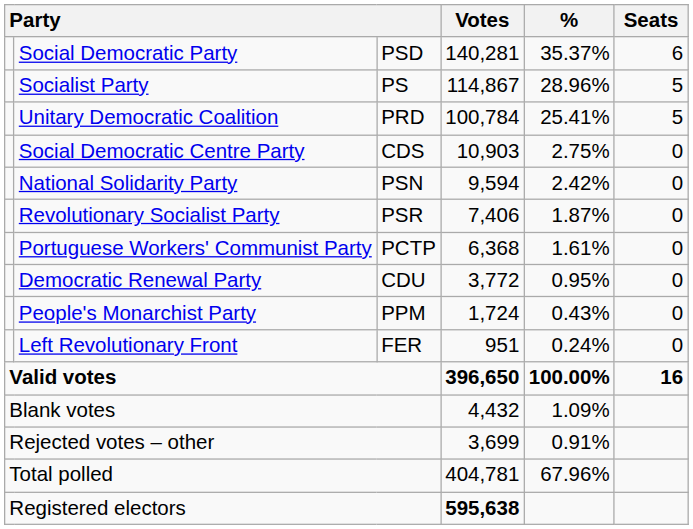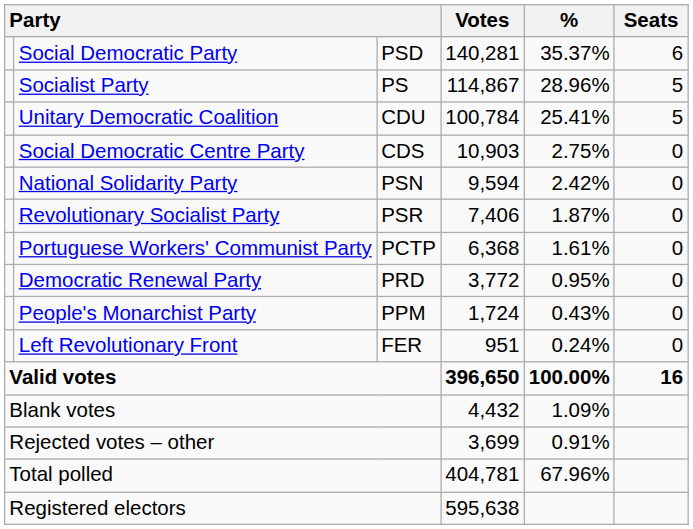(403, 118) PRD -> (403, 118) CDU
(403, 280) CDU -> (403, 280) PRD
(482, 507) bold -> (482, 507) normal
